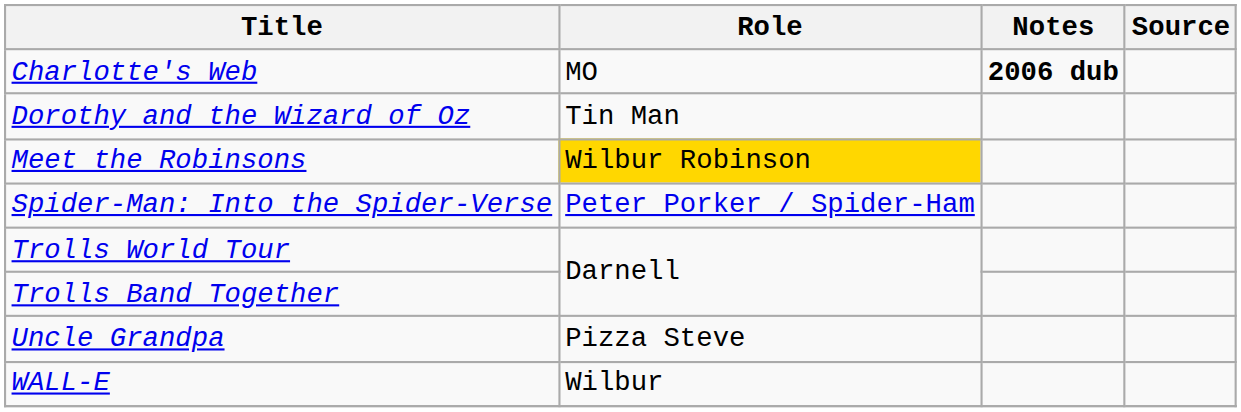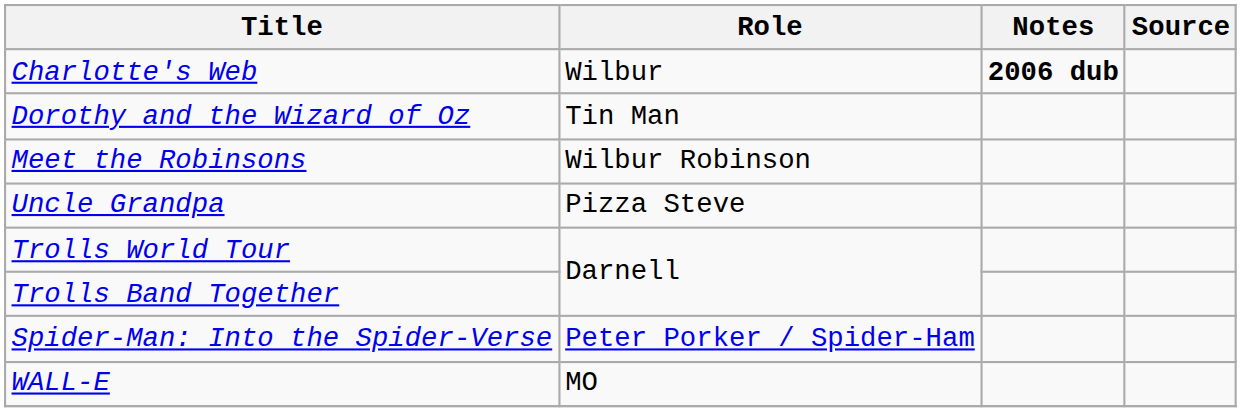(582, 72) MO -> (614, 72) Wilbur
(688, 161) gold background -> (688, 161) no background
rows swapped: (282, 205) <-> (118, 339)
(614, 383) Wilbur -> (582, 383) MO
